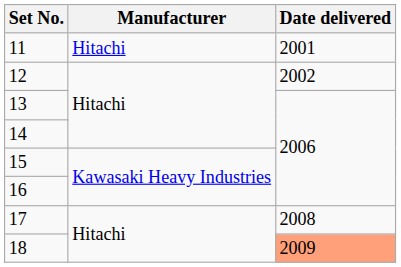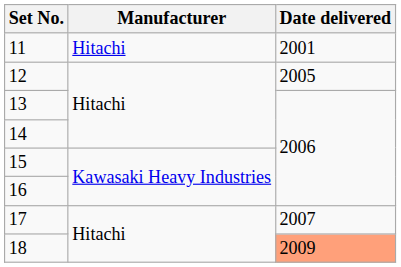(298, 76) 2002 -> (298, 76) 2005
(298, 219) 2008 -> (298, 219) 2007
